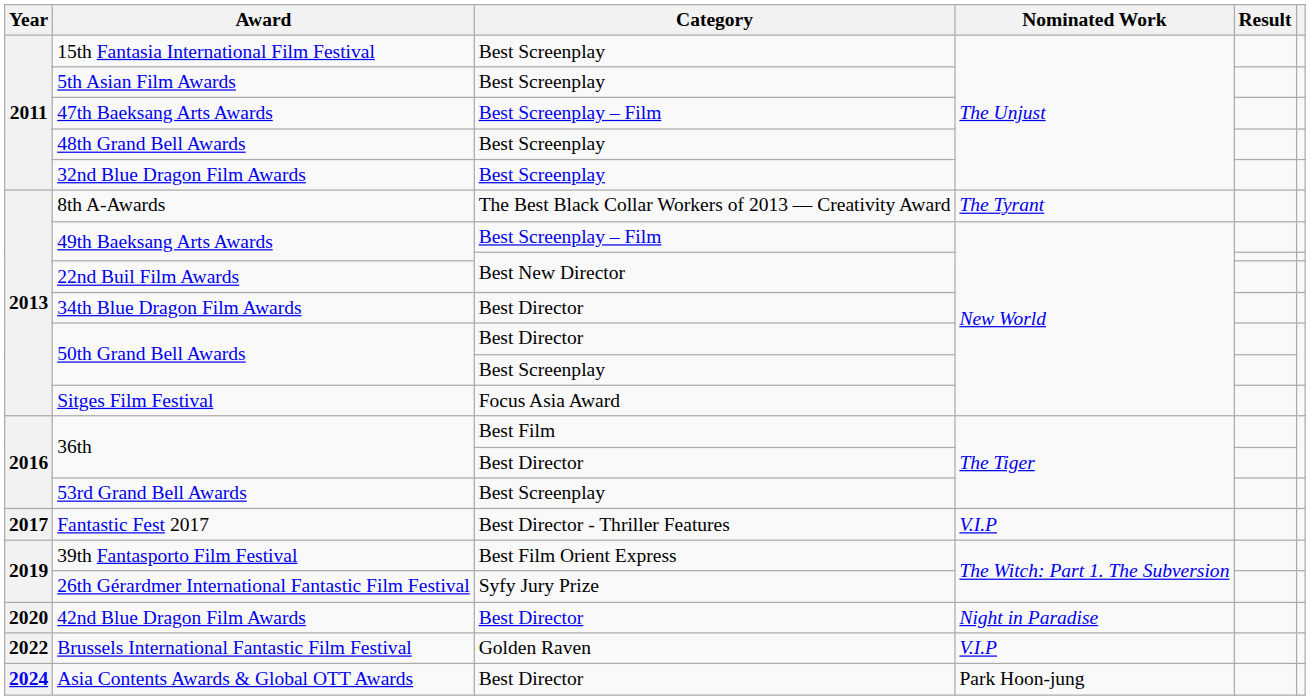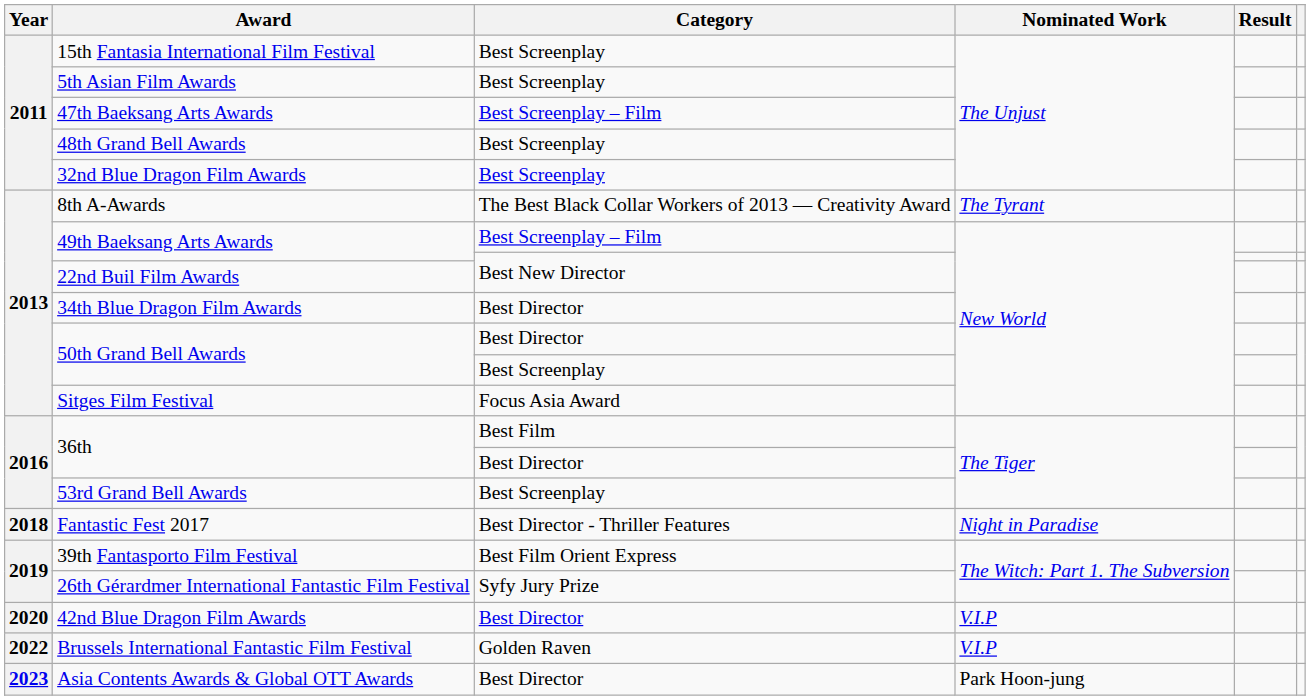(29, 524) 2017 -> (29, 524) 2018
(978, 524) V.I.P -> (1029, 524) Night in Paradise
(1029, 617) Night in Paradise -> (978, 617) V.I.P
(29, 679) 2024 -> (29, 679) 2023
